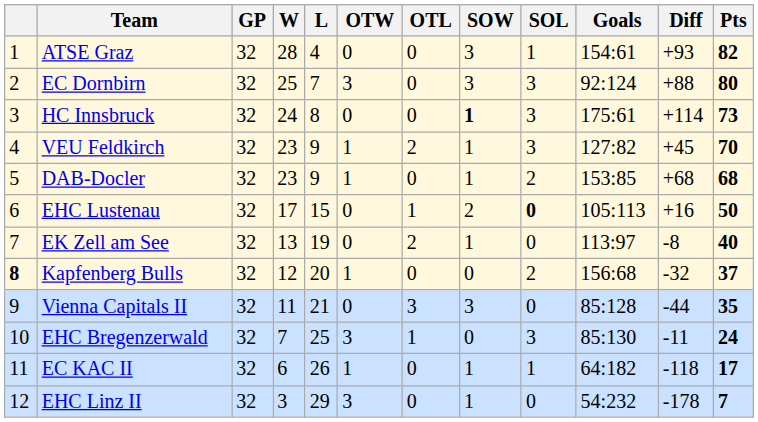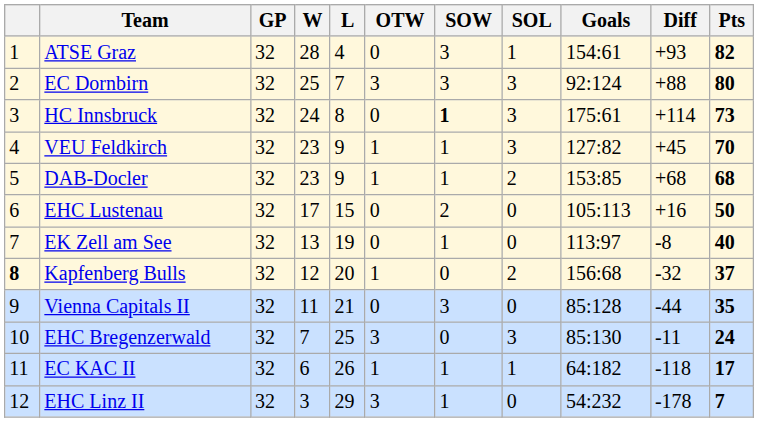- column: (431, 20)
(531, 210) bold -> (512, 210) normal
